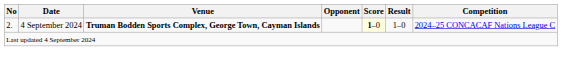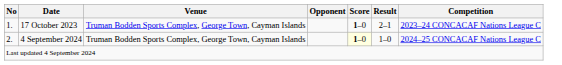+ row: (49, 24)
(203, 24) bold -> (196, 38) normal
